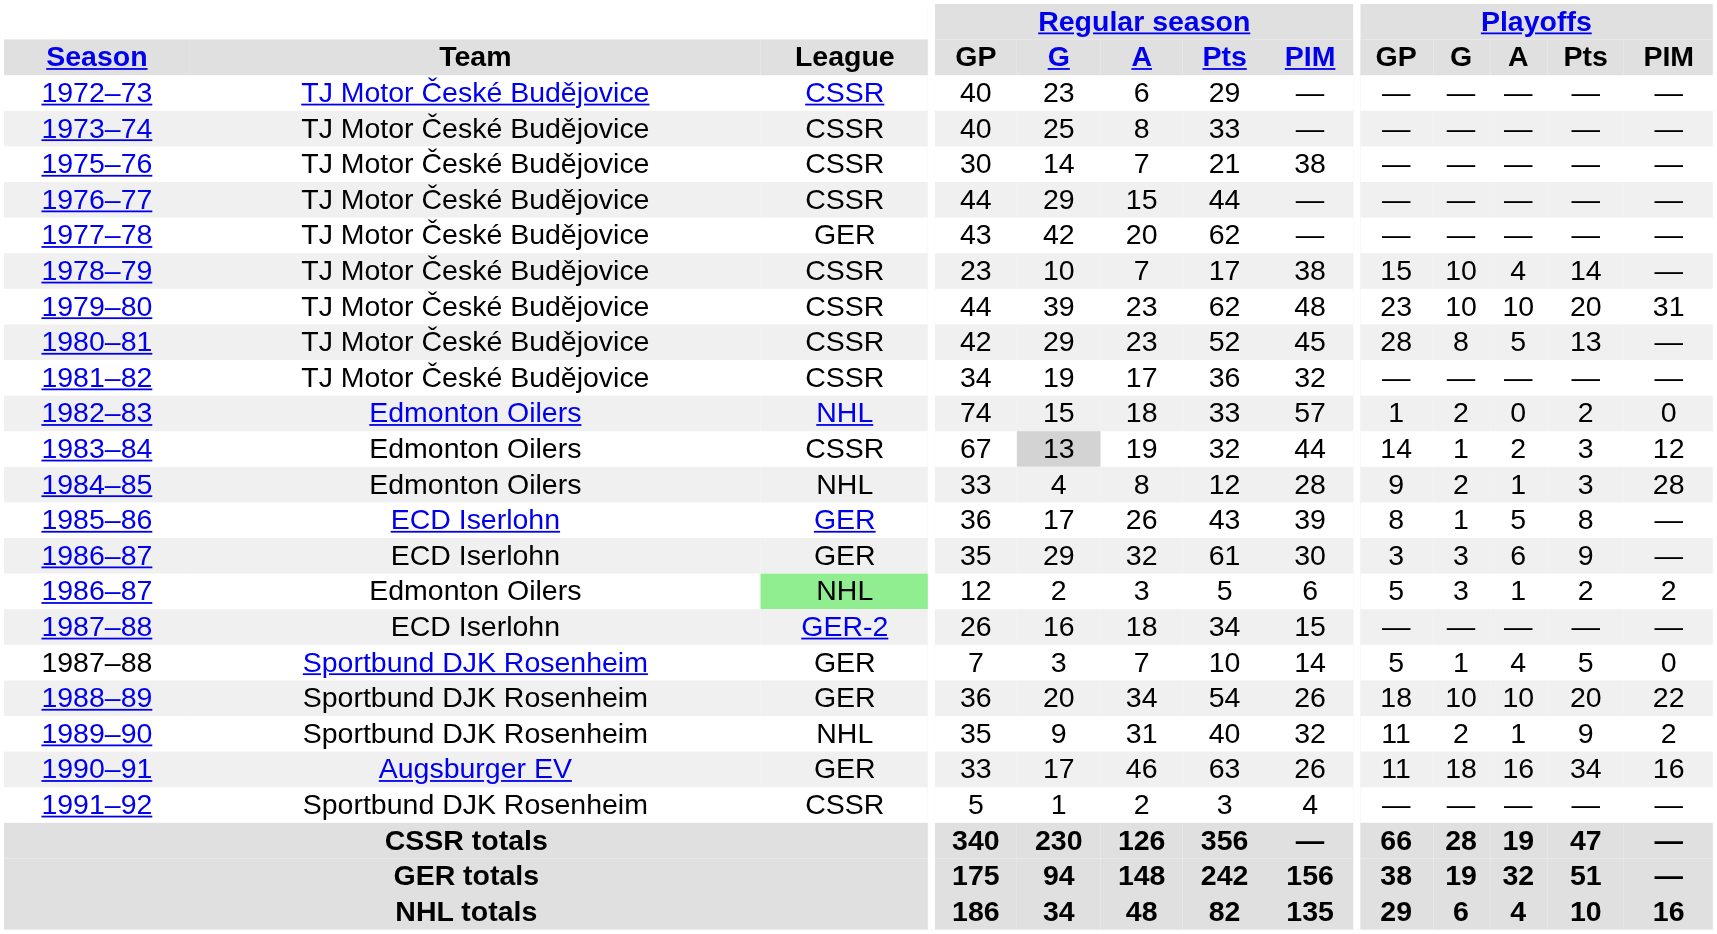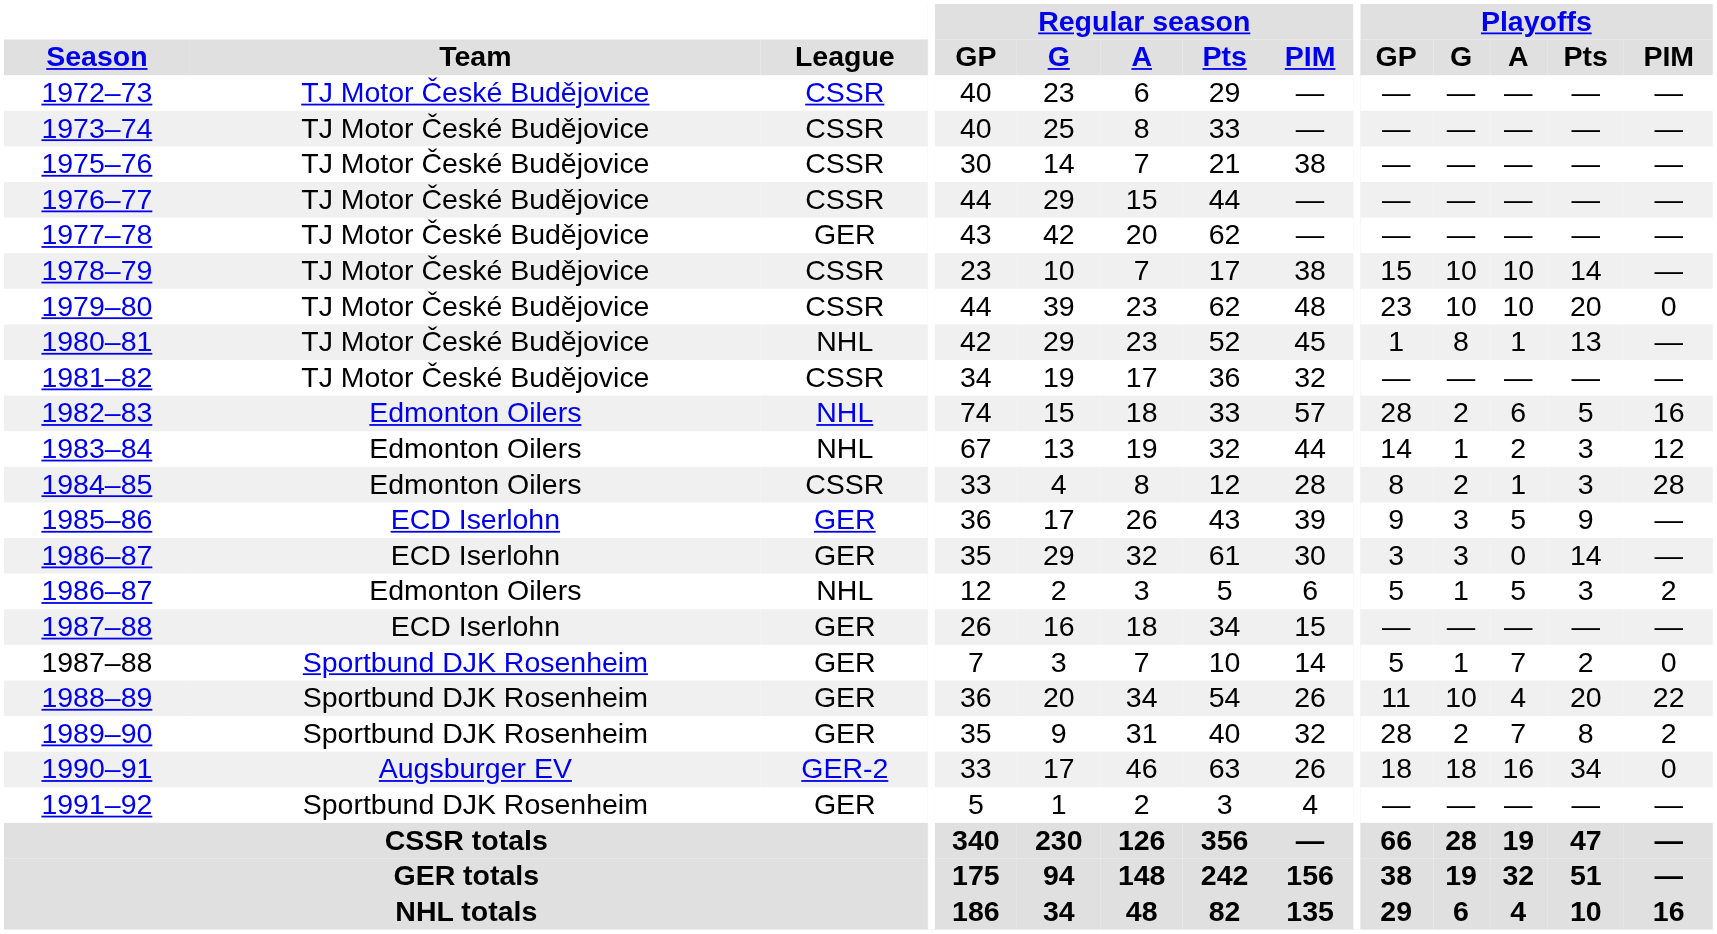(1518, 270) 4 -> (1518, 270) 10
(1669, 306) 31 -> (1669, 306) 0
(845, 341) CSSR -> (845, 341) NHL
(1396, 341) 28 -> (1396, 341) 1
(1518, 341) 5 -> (1518, 341) 1
(1396, 413) 1 -> (1396, 413) 28
(1518, 413) 0 -> (1518, 413) 6
(1586, 413) 2 -> (1586, 413) 5
(1669, 413) 0 -> (1669, 413) 16
(845, 448) CSSR -> (845, 448) NHL
(1059, 448) lightgrey background -> (1059, 448) no background
(845, 484) NHL -> (845, 484) CSSR
(1396, 484) 9 -> (1396, 484) 8
(1396, 519) 8 -> (1396, 519) 9
(1461, 519) 1 -> (1461, 519) 3
(1586, 519) 8 -> (1586, 519) 9
(1518, 555) 6 -> (1518, 555) 0
(1586, 555) 9 -> (1586, 555) 14
(845, 591) lightgreen background -> (845, 591) no background
(1461, 591) 3 -> (1461, 591) 1
(1518, 591) 1 -> (1518, 591) 5
(1586, 591) 2 -> (1586, 591) 3
(845, 626) GER-2 -> (845, 626) GER
(1518, 662) 4 -> (1518, 662) 7
(1586, 662) 5 -> (1586, 662) 2
(1396, 697) 18 -> (1396, 697) 11
(1518, 697) 10 -> (1518, 697) 4
(845, 733) NHL -> (845, 733) GER
(1396, 733) 11 -> (1396, 733) 28
(1518, 733) 1 -> (1518, 733) 7
(1586, 733) 9 -> (1586, 733) 8
(845, 769) GER -> (845, 769) GER-2
(1396, 769) 11 -> (1396, 769) 18
(1669, 769) 16 -> (1669, 769) 0
(845, 804) CSSR -> (845, 804) GER
